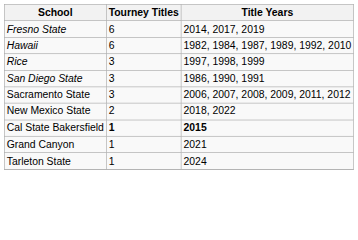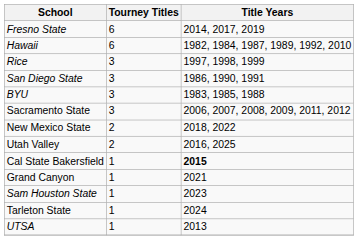+ row: (17, 95)
+ row: (33, 144)
(112, 128) bold -> (112, 161) normal
+ row: (52, 194)
+ row: (21, 227)
